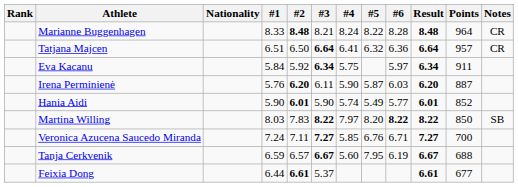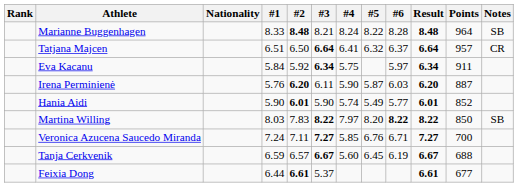(497, 31) CR -> (497, 31) SB
(398, 48) 6.36 -> (398, 48) 6.37
(374, 155) 7.95 -> (374, 155) 6.45
